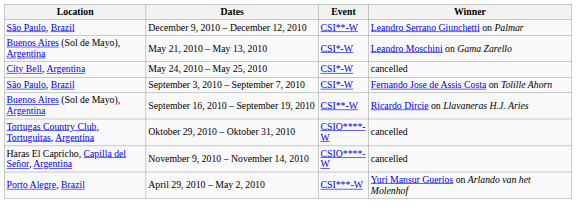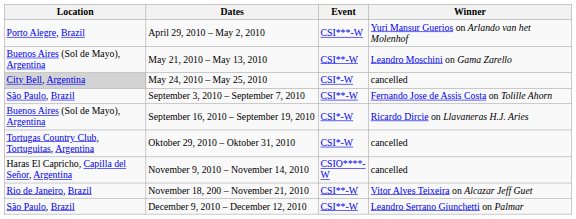rows swapped: (207, 185) <-> (227, 27)
(337, 48) CSI*-W -> (339, 59) CSI**-W
(46, 69) no background -> (46, 80) lightgrey background
(337, 85) CSI*-W -> (339, 96) CSI**-W
(339, 106) CSI**-W -> (337, 117) CSI*-W
(343, 132) CSIO****-W -> (337, 143) CSI*-W
+ row: (229, 190)
